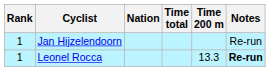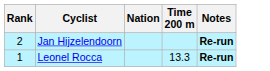- column: (177, 18)
(20, 41) 1 -> (20, 41) 2
(246, 41) normal -> (216, 41) bold
